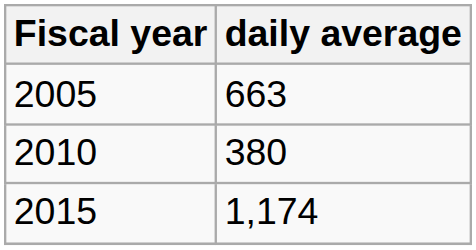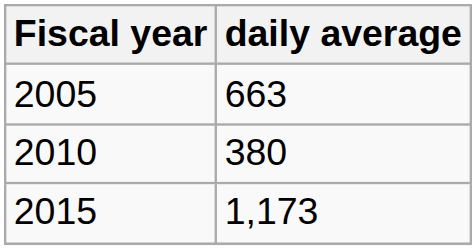(272, 212) 1,174 -> (272, 212) 1,173
